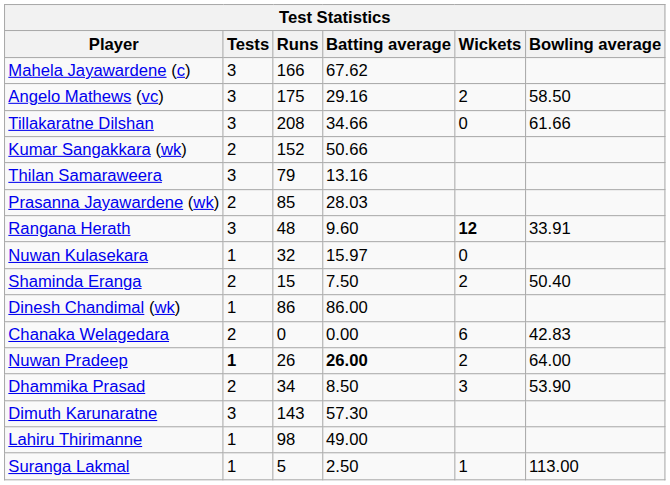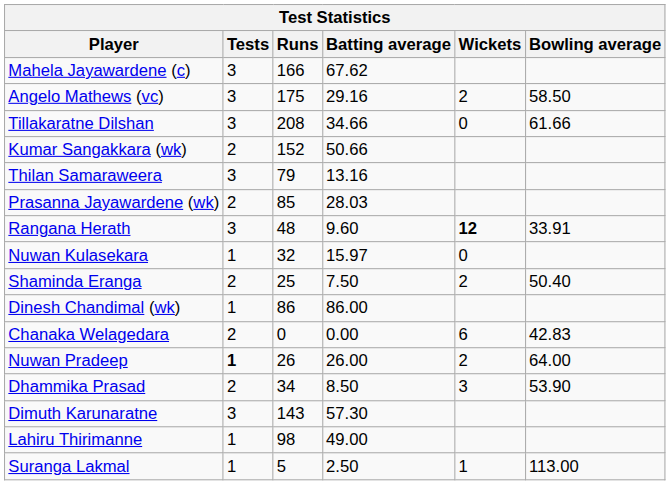(286, 281) 15 -> (286, 281) 25
(347, 360) bold -> (347, 360) normal
